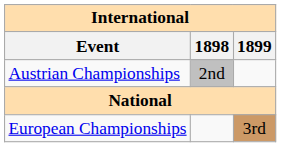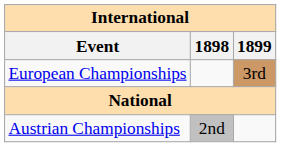rows swapped: (98, 127) <-> (94, 73)
